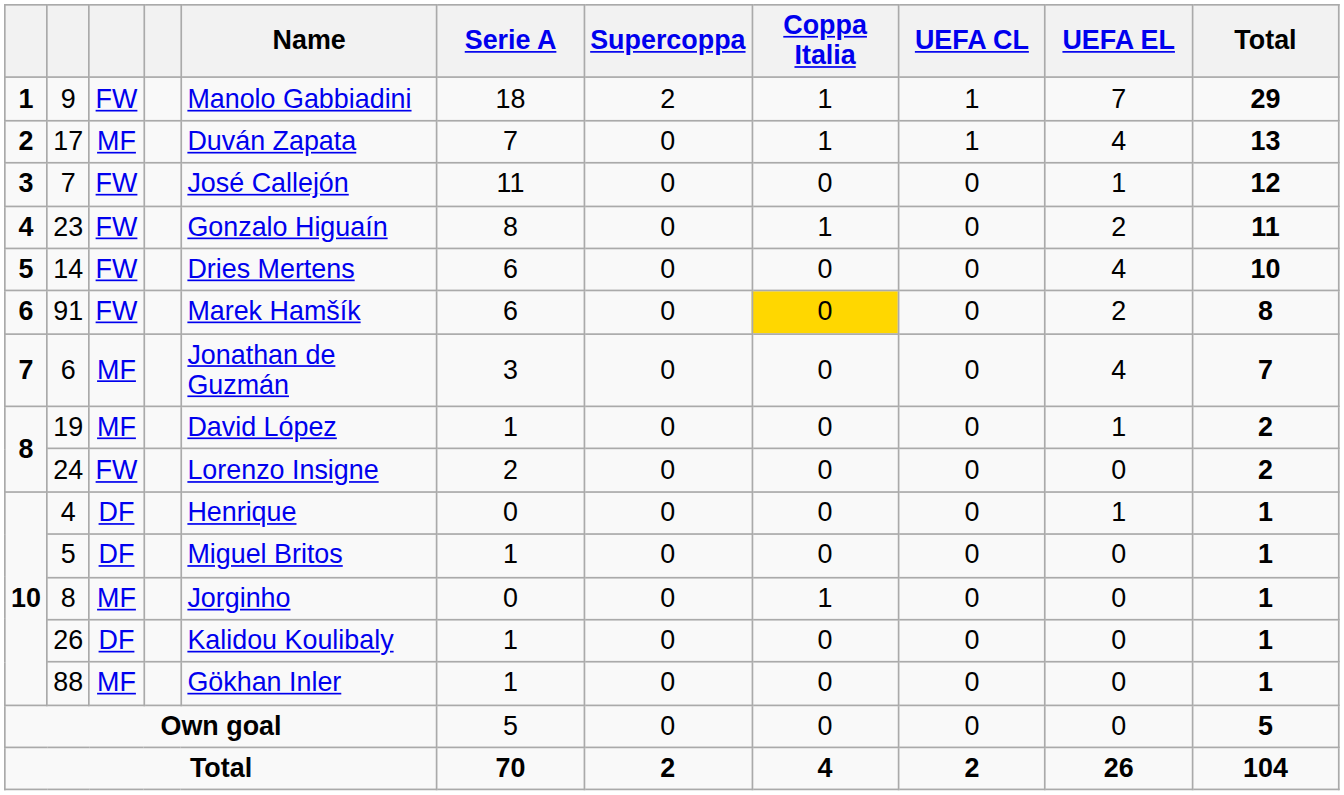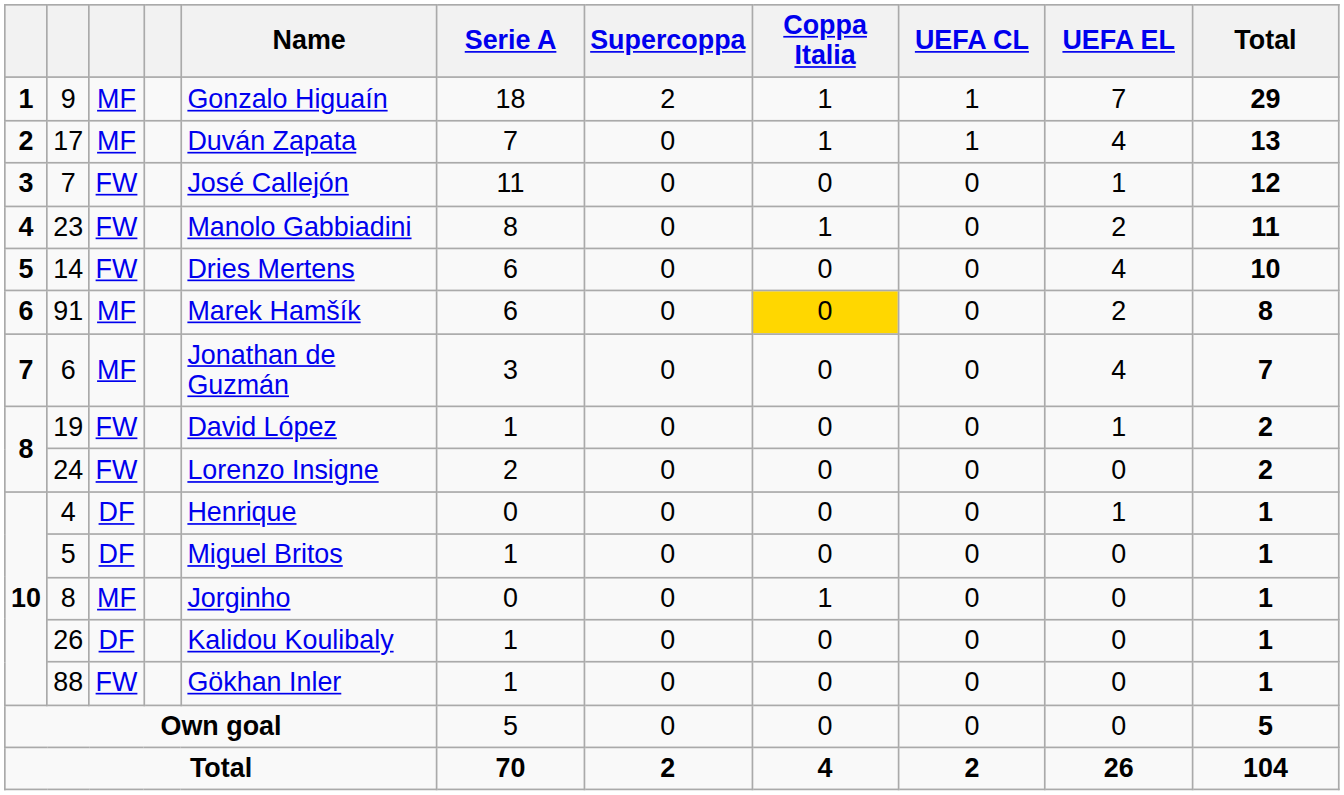(117, 98) FW -> (116, 98) MF
(299, 98) Manolo Gabbiadini -> (287, 98) Gonzalo Higuaín
(287, 226) Gonzalo Higuaín -> (299, 226) Manolo Gabbiadini
(117, 311) FW -> (116, 311) MF
(116, 427) MF -> (117, 427) FW
(116, 683) MF -> (117, 683) FW
